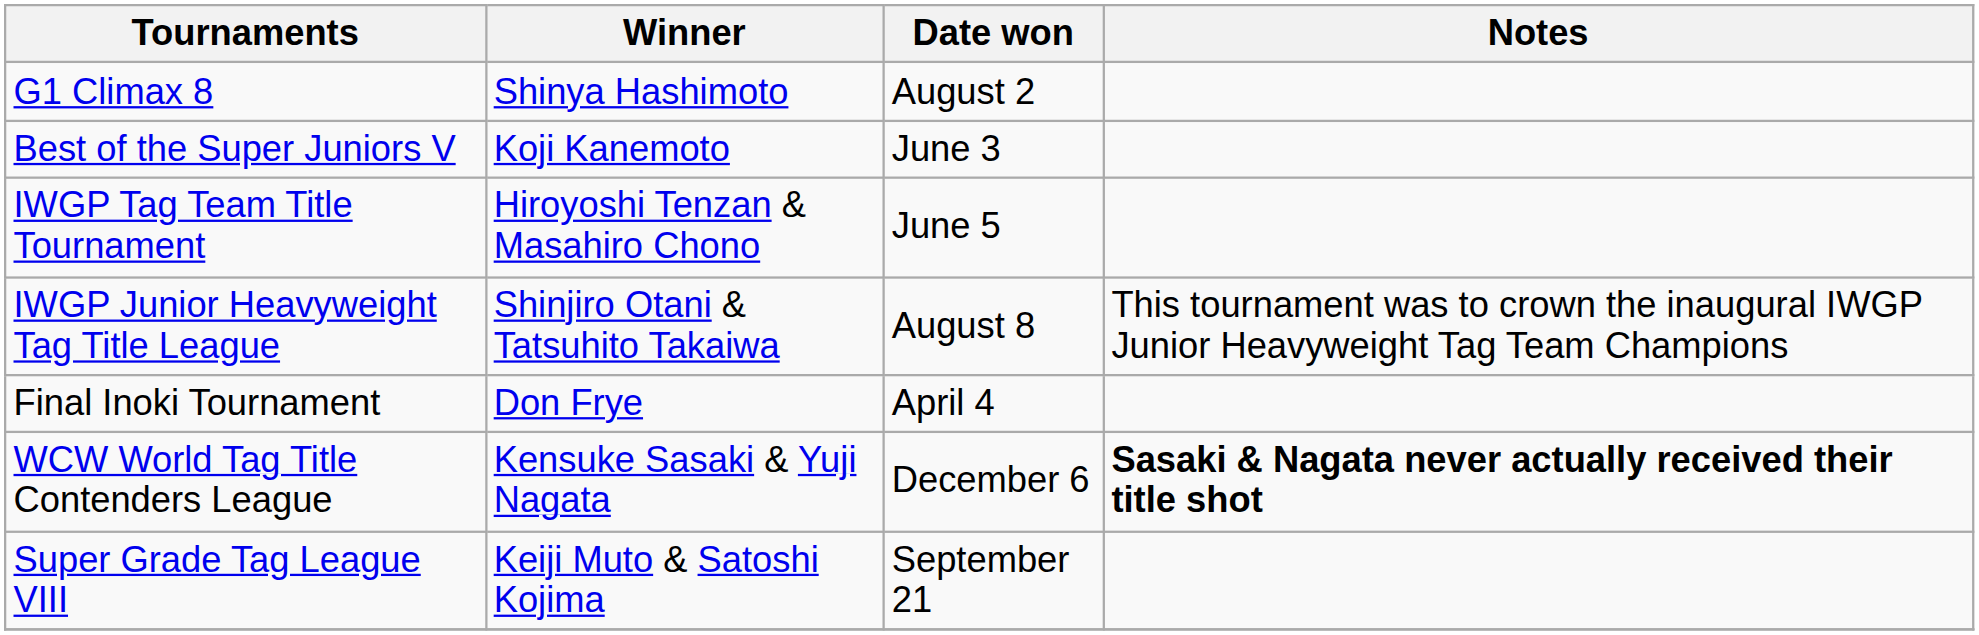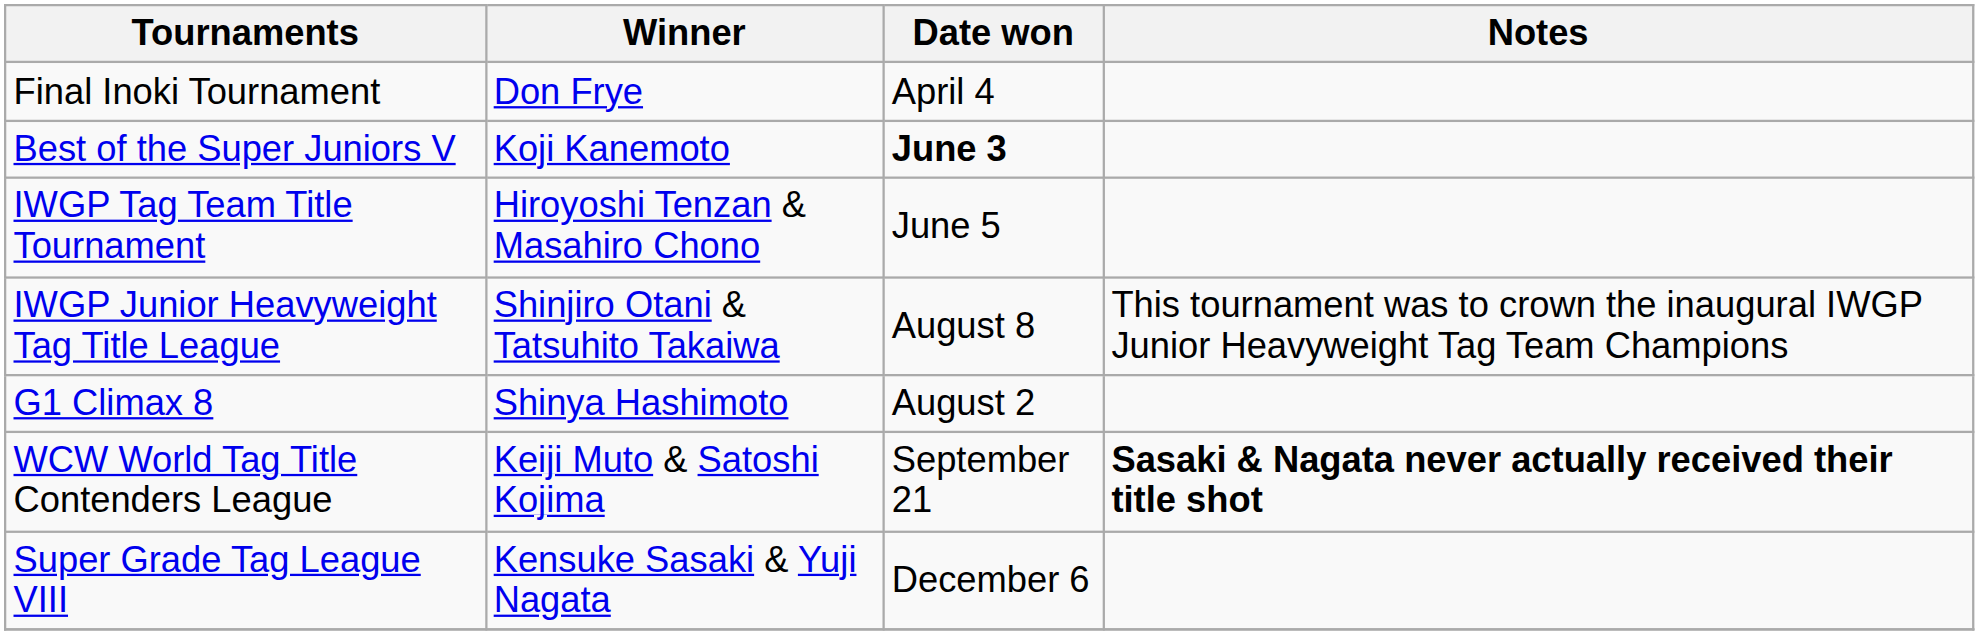rows swapped: (197, 403) <-> (113, 90)
(946, 148) normal -> (949, 148) bold
(675, 481) Kensuke Sasaki & Yuji Nagata -> (656, 481) Keiji Muto & Satoshi Kojima
(991, 481) December 6 -> (981, 481) September 21
(656, 579) Keiji Muto & Satoshi Kojima -> (675, 579) Kensuke Sasaki & Yuji Nagata
(981, 579) September 21 -> (991, 579) December 6
